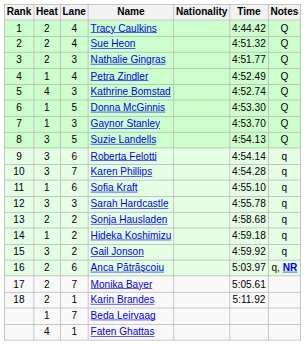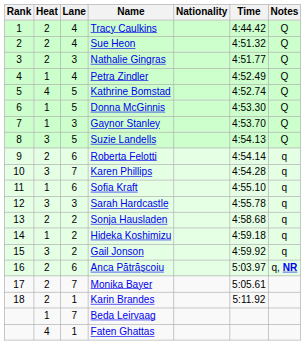(74, 92) 3 -> (74, 92) 5
(47, 156) 3 -> (47, 156) 2
